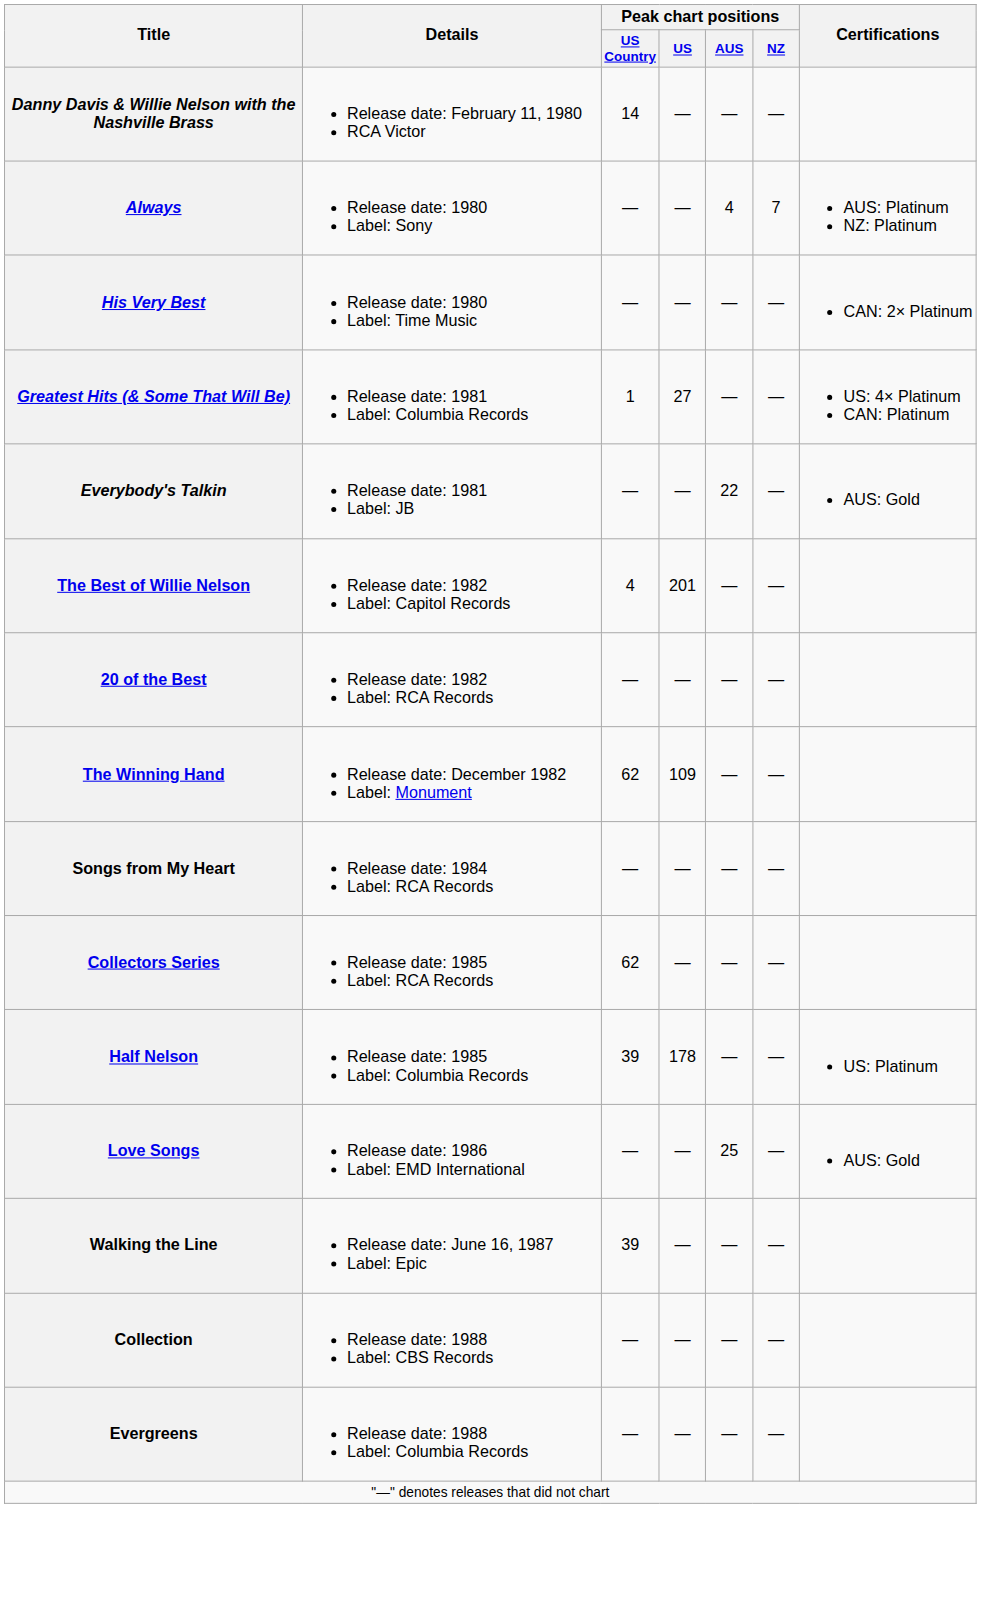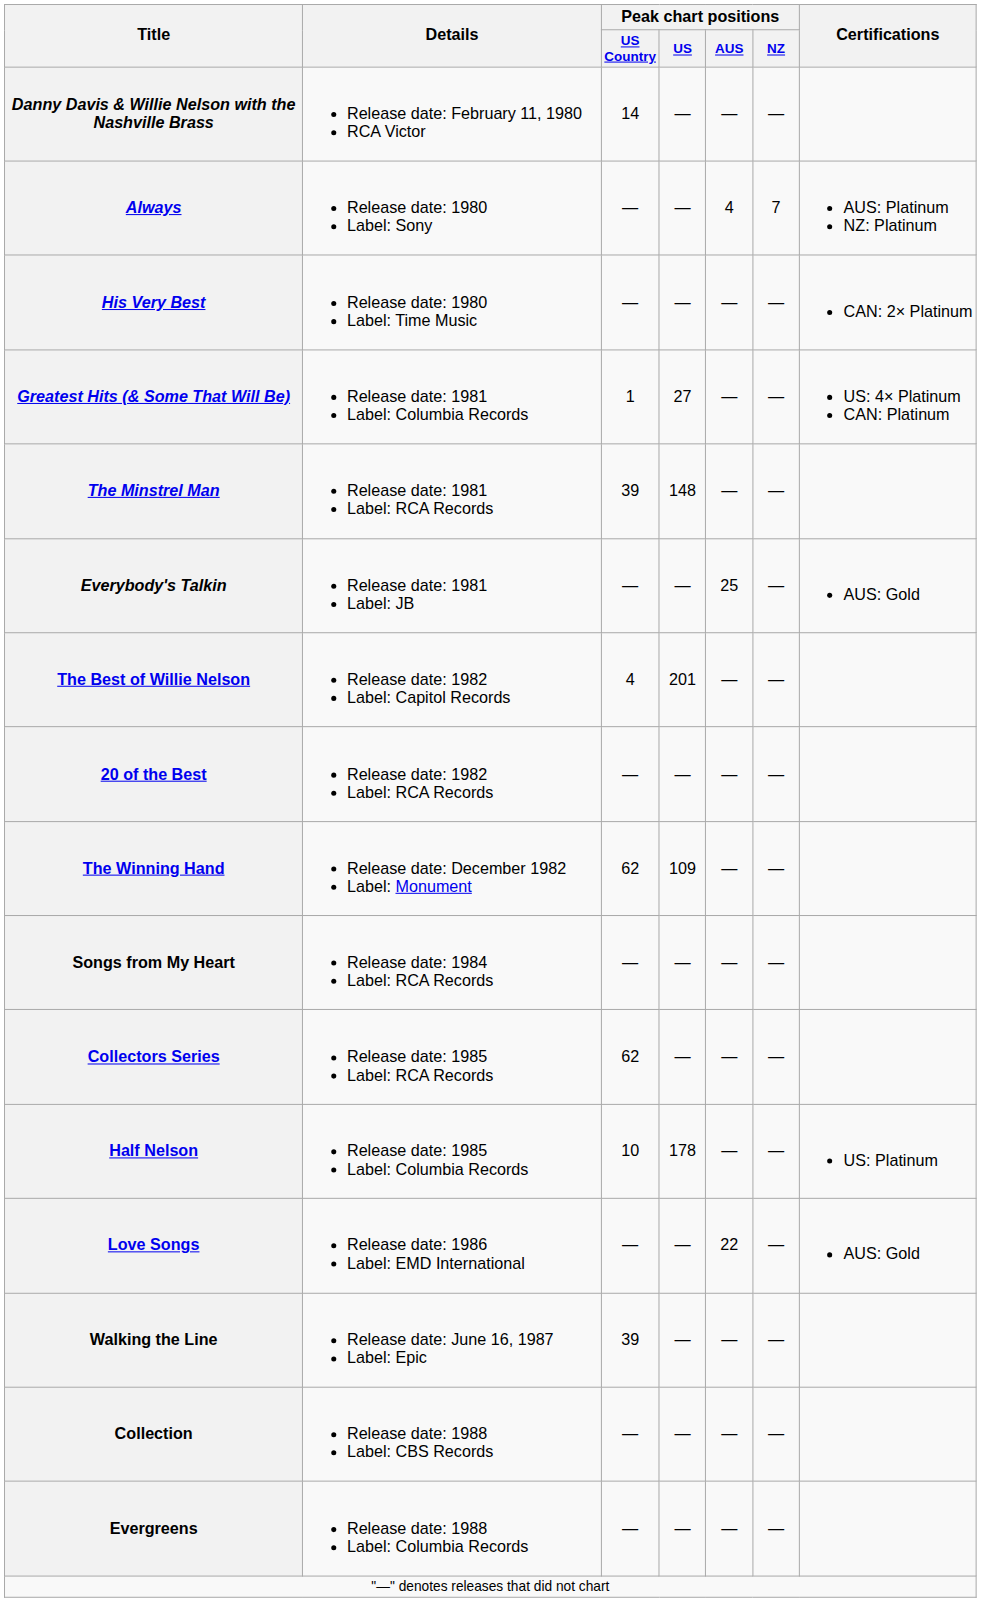+ row: (154, 491)
(729, 491) 22 -> (729, 585) 25
(630, 1057) 39 -> (630, 1151) 10
(729, 1151) 25 -> (729, 1245) 22
